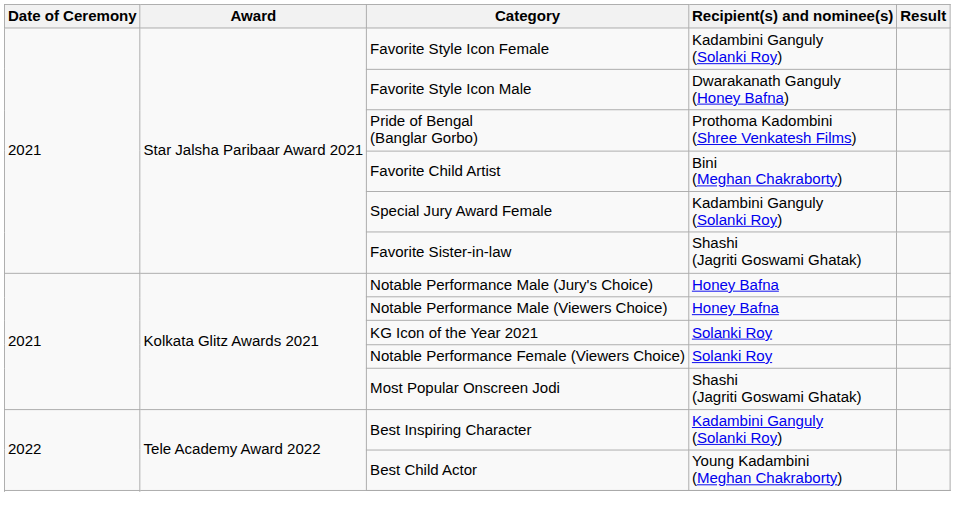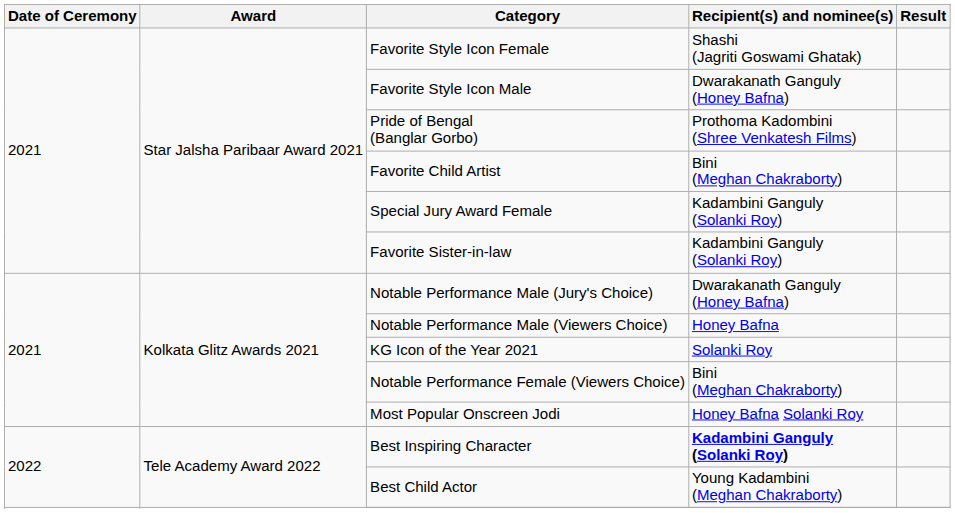(758, 48) Kadambini Ganguly (Solanki Roy) -> (777, 48) Shashi (Jagriti Goswami Ghatak)
(777, 252) Shashi (Jagriti Goswami Ghatak) -> (758, 252) Kadambini Ganguly (Solanki Roy)
(735, 284) Honey Bafna -> (766, 293) Dwarakanath Ganguly (Honey Bafna)
(732, 356) Solanki Roy -> (767, 381) Bini (Meghan Chakraborty)
(777, 388) Shashi (Jagriti Goswami Ghatak) -> (778, 414) Honey Bafna Solanki Roy
(758, 429) normal -> (763, 446) bold
